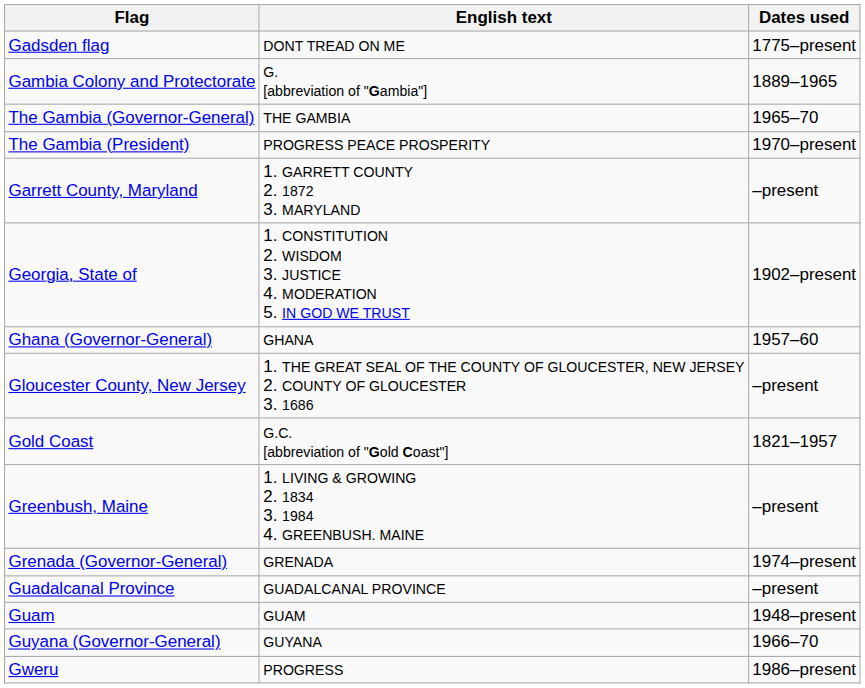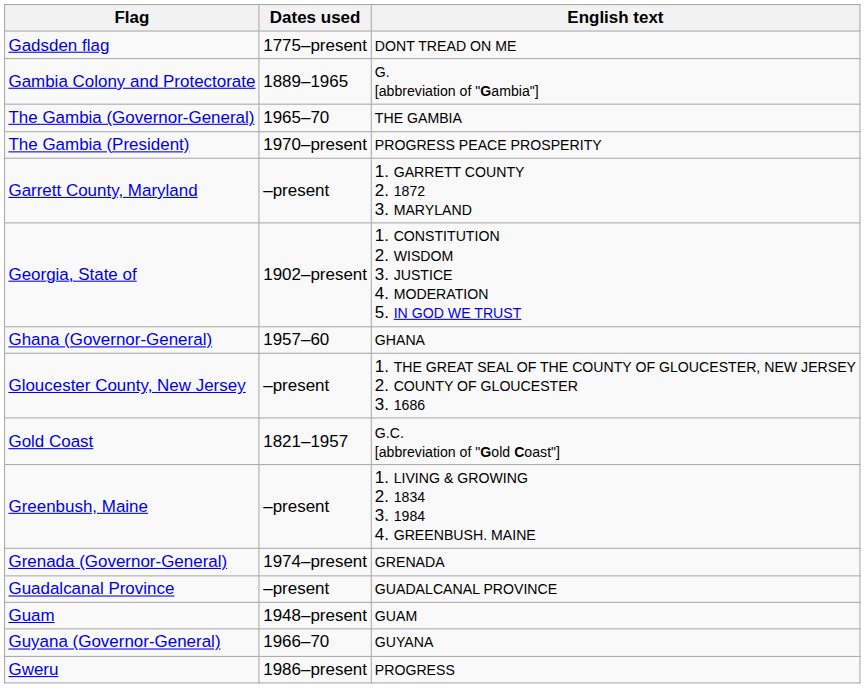columns swapped: (804, 17) <-> (504, 17)
